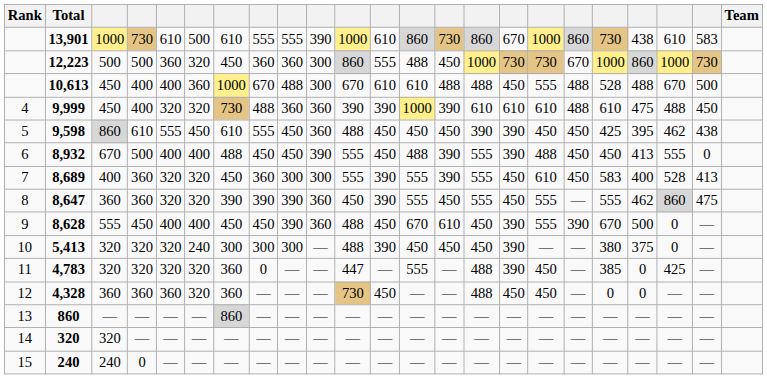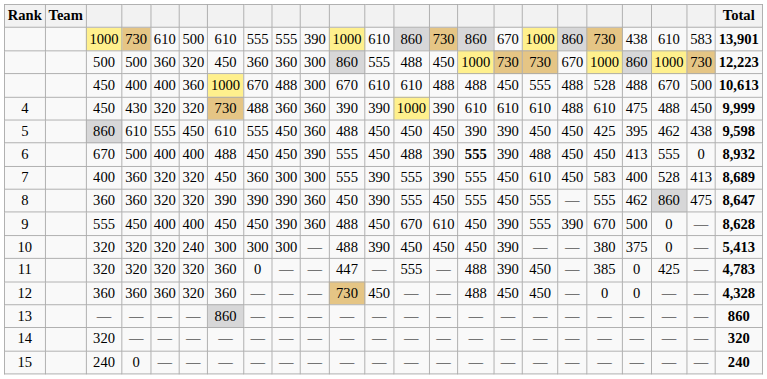columns swapped: (742, 16) <-> (69, 16)
(142, 108) 400 -> (136, 108) 430
(482, 154) normal -> (476, 154) bold
